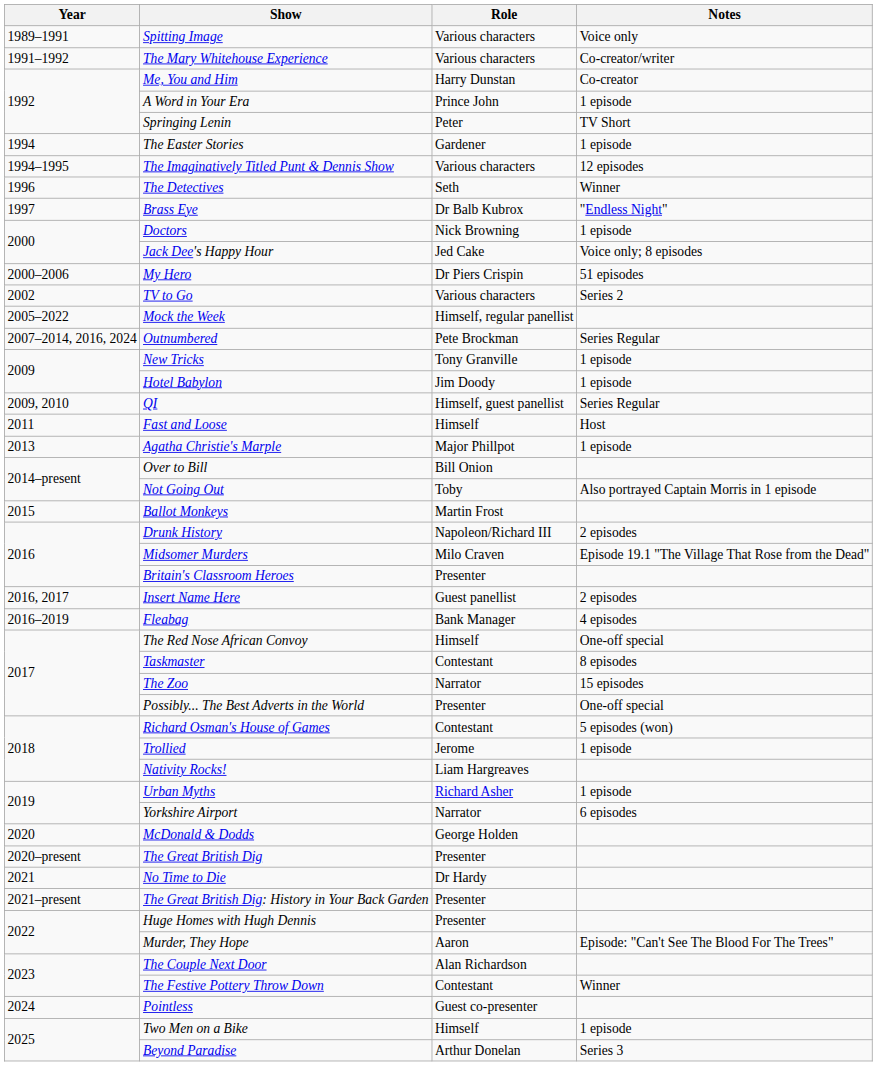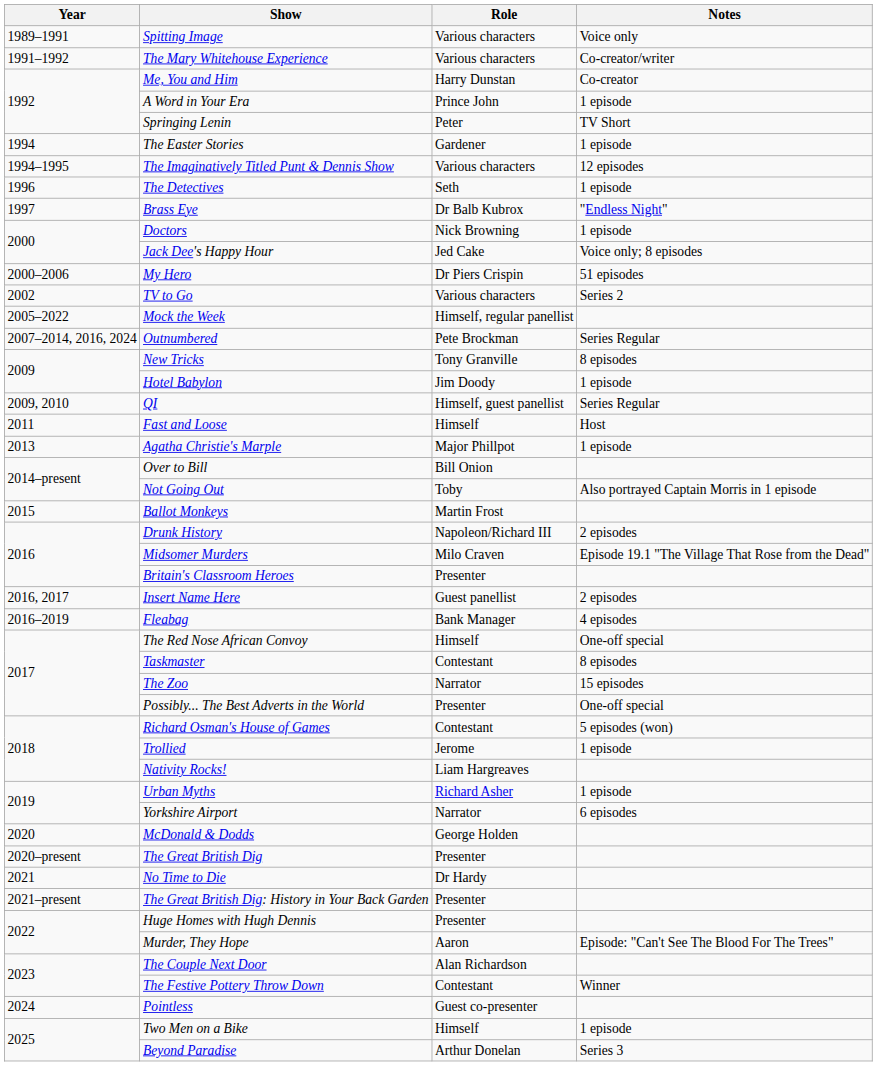(600, 187) Winner -> (606, 187) 1 episode
(606, 360) 1 episode -> (608, 360) 8 episodes
